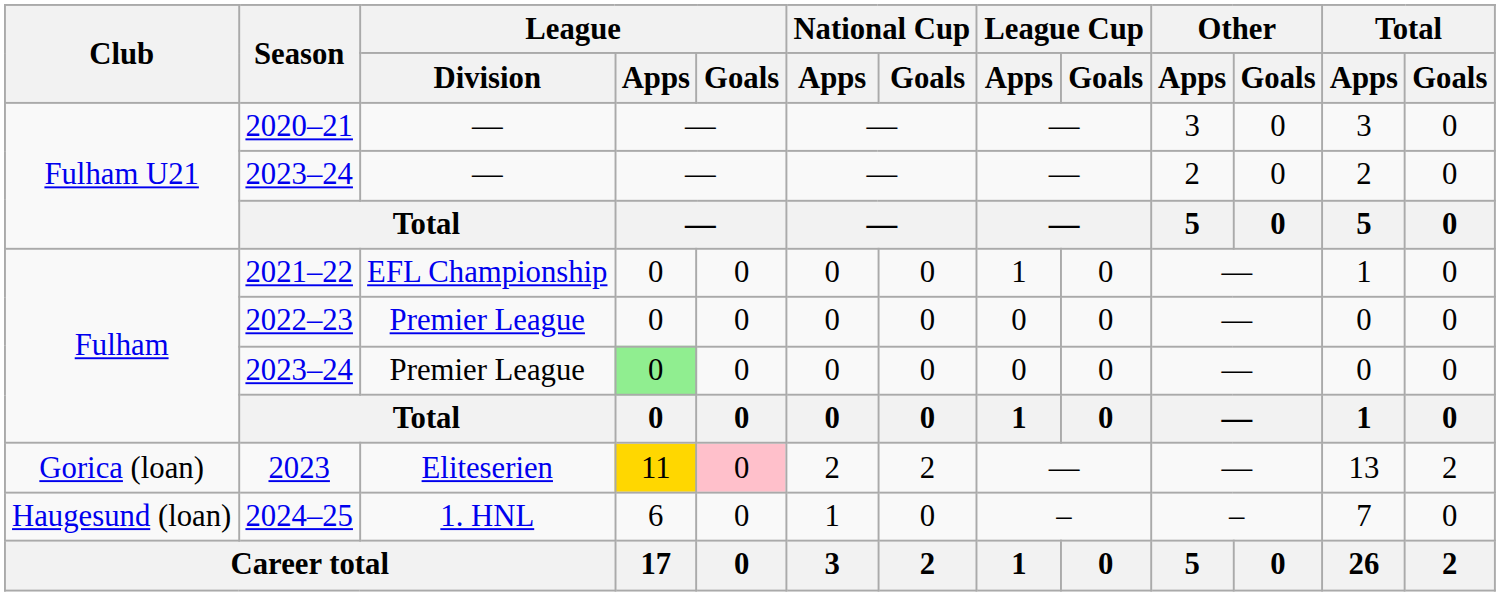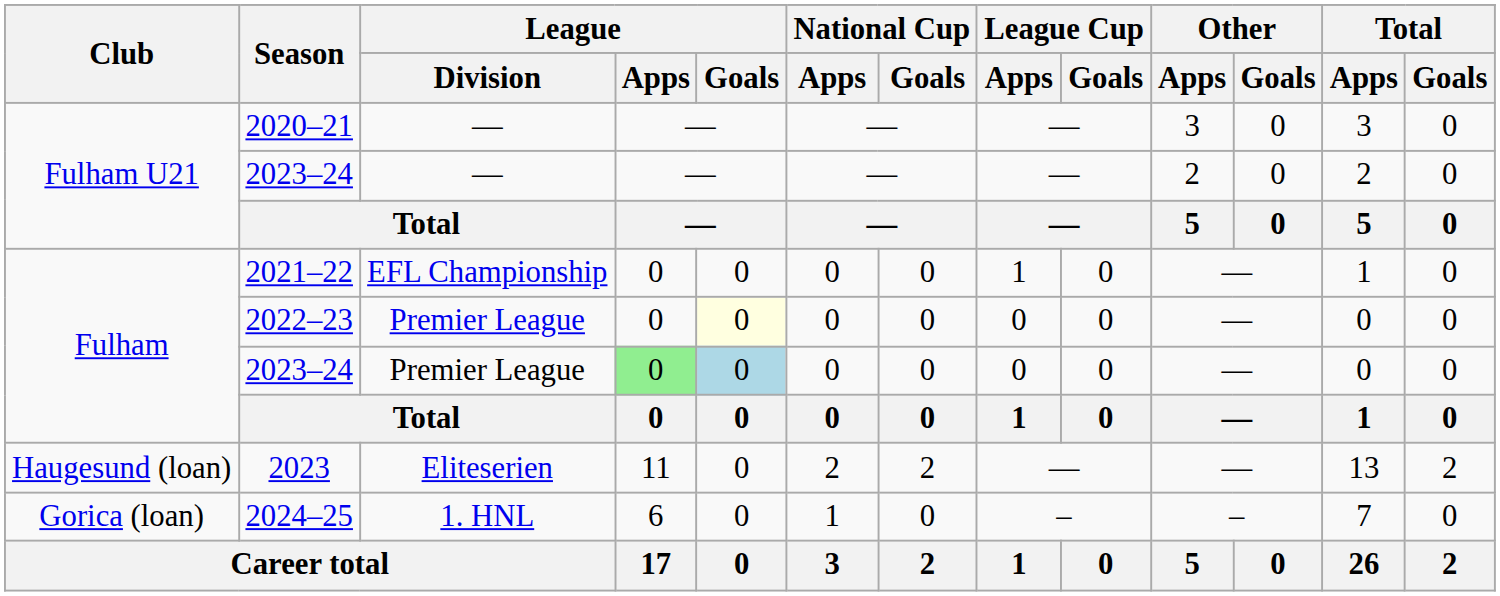(742, 321) no background -> (742, 321) lightyellow background
(742, 369) no background -> (742, 369) lightblue background
(122, 467) Gorica (loan) -> (122, 467) Haugesund (loan)
(656, 467) gold background -> (656, 467) no background
(742, 467) pink background -> (742, 467) no background
(122, 516) Haugesund (loan) -> (122, 516) Gorica (loan)
